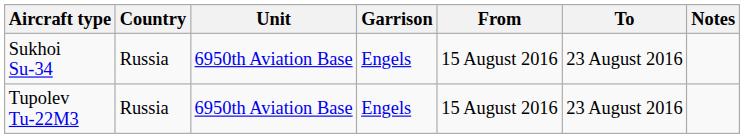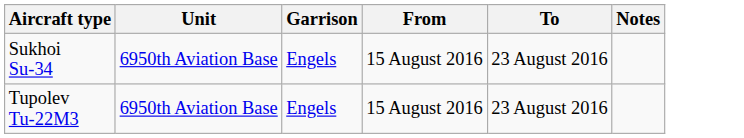- column: (153, 19)
